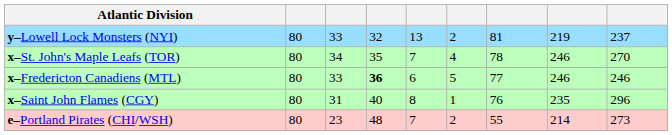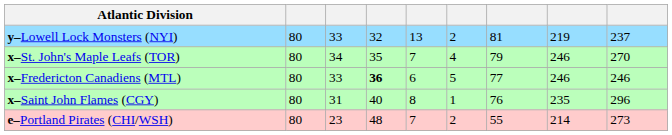(496, 57) 78 -> (496, 57) 79
